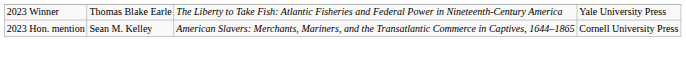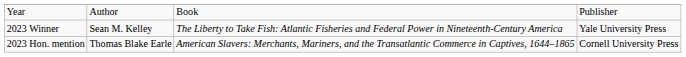+ row: (16, 12)
(131, 12) Thomas Blake Earle -> (121, 28) Sean M. Kelley
(121, 28) Sean M. Kelley -> (131, 44) Thomas Blake Earle
